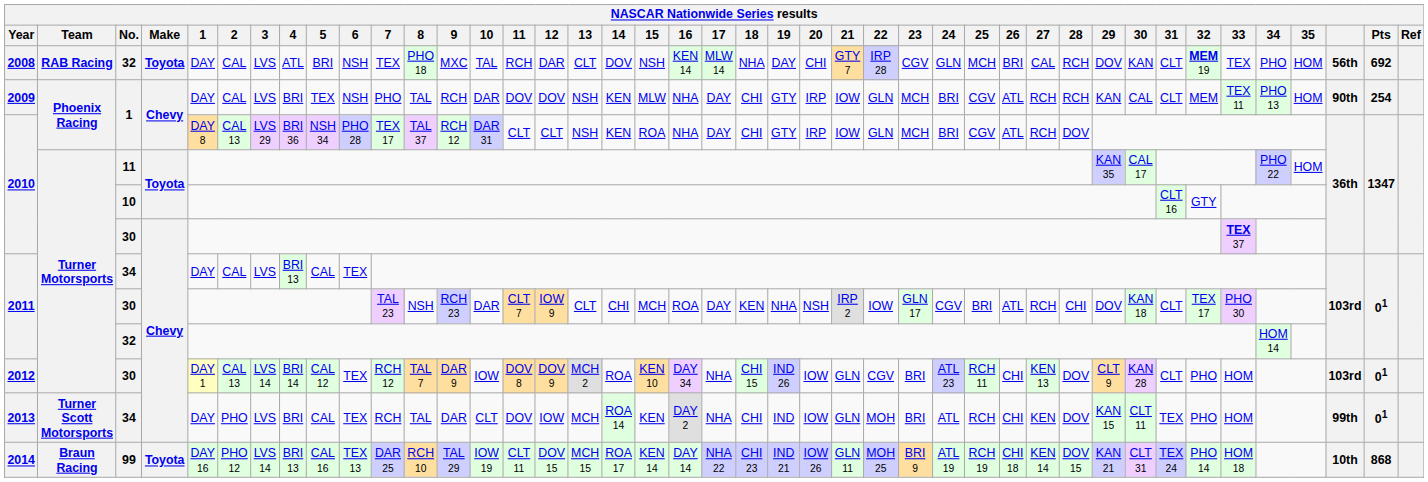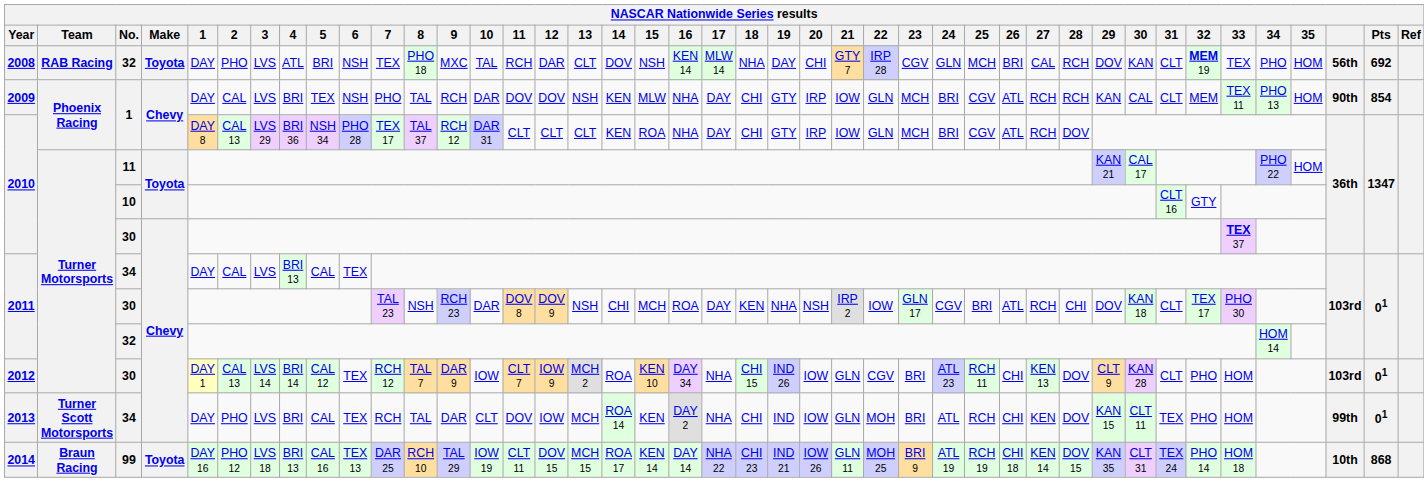(234, 63) CAL -> (234, 63) PHO
(1381, 97) 254 -> (1381, 97) 854
(585, 132) NSH -> (585, 132) CLT
(1109, 167) KAN 35 -> (1109, 167) KAN 21
(519, 306) CLT 7 -> (519, 306) DOV 8
(552, 306) IOW 9 -> (552, 306) DOV 9
(585, 306) CLT -> (585, 306) NSH
(519, 375) DOV 8 -> (519, 375) CLT 7
(552, 375) DOV 9 -> (552, 375) IOW 9
(265, 459) LVS 14 -> (265, 459) LVS 18
(1109, 459) KAN 21 -> (1109, 459) KAN 35
